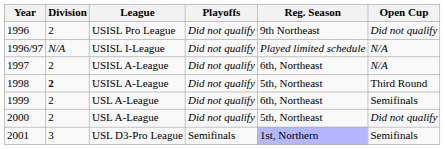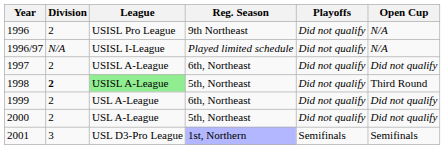columns swapped: (313, 13) <-> (221, 13)
(404, 30) Did not qualify -> (379, 30) N/A
(379, 65) N/A -> (404, 65) Did not qualify
(130, 83) no background -> (130, 83) lightgreen background
(394, 100) Semifinals -> (404, 100) Did not qualify
